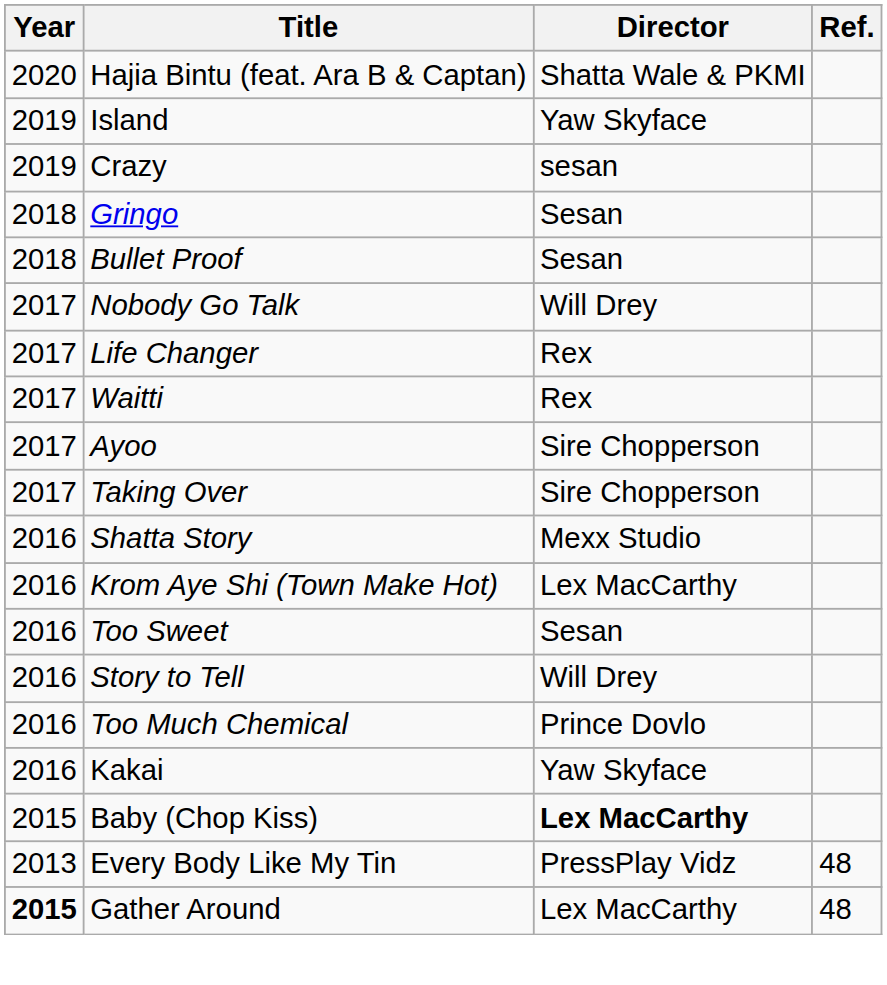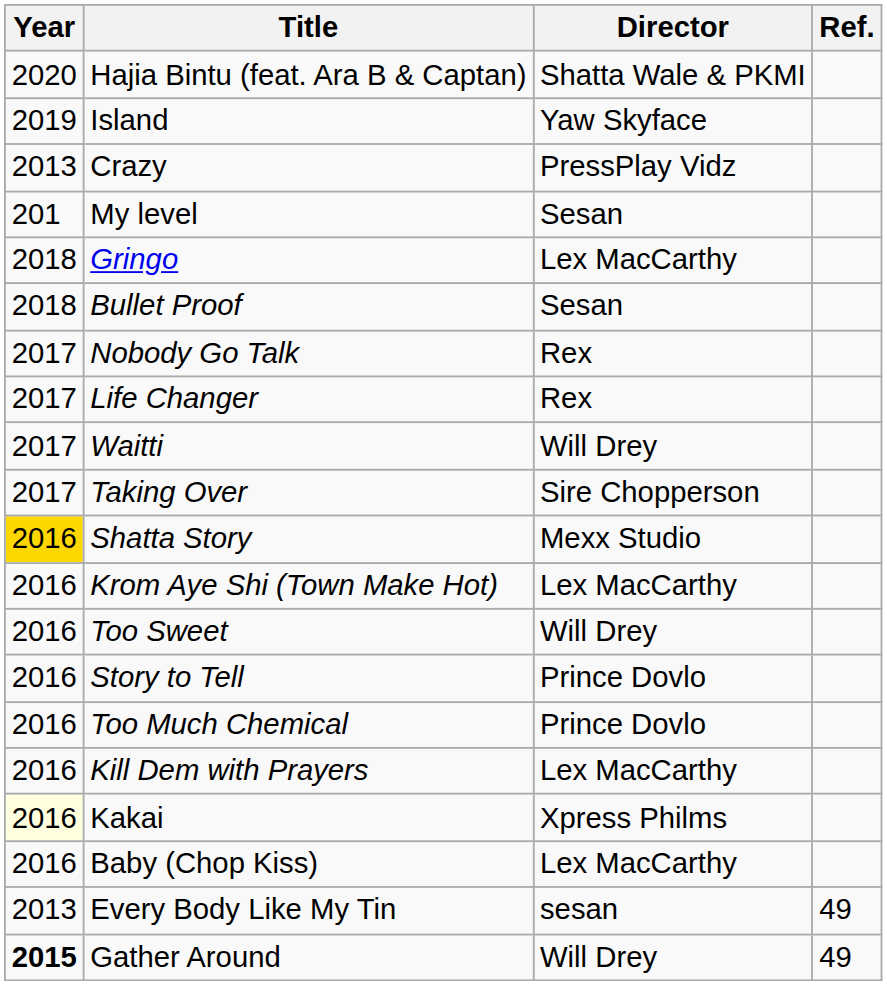(44, 167) 2019 -> (44, 167) 2013
(579, 167) sesan -> (638, 167) PressPlay Vidz
+ row: (144, 213)
(581, 213) Sesan -> (638, 259) Lex MacCarthy
(599, 306) Will Drey -> (566, 352) Rex
(566, 399) Rex -> (599, 445) Will Drey
- row: (124, 445)
(44, 538) no background -> (44, 538) gold background
(581, 631) Sesan -> (599, 631) Will Drey
(599, 677) Will Drey -> (623, 677) Prince Dovlo
+ row: (229, 770)
(44, 770) no background -> (44, 817) lightyellow background
(623, 770) Yaw Skyface -> (634, 817) Xpress Philms
(44, 817) 2015 -> (44, 863) 2016
(644, 817) bold -> (638, 863) normal
(638, 863) PressPlay Vidz -> (579, 910) sesan
(836, 863) 48 -> (836, 910) 49
(638, 910) Lex MacCarthy -> (599, 956) Will Drey
(836, 910) 48 -> (836, 956) 49
